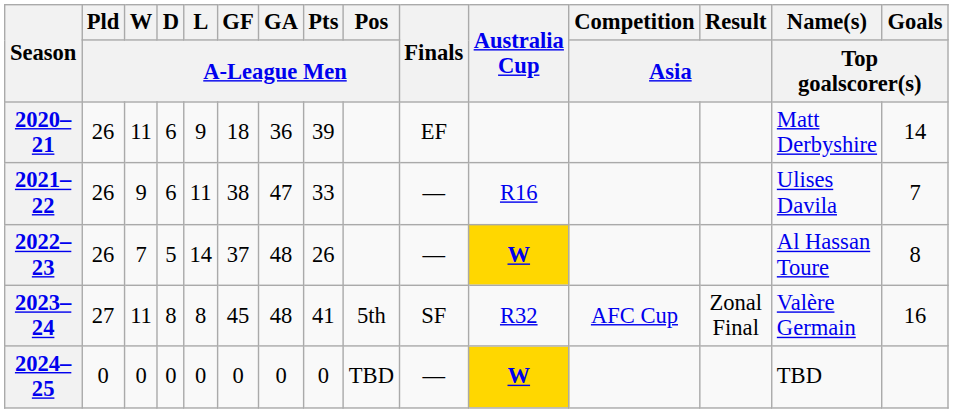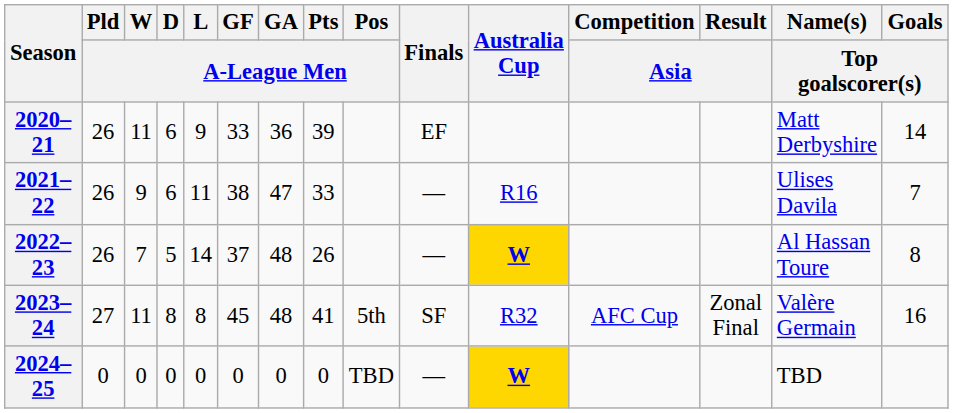(238, 132) 18 -> (238, 132) 33
